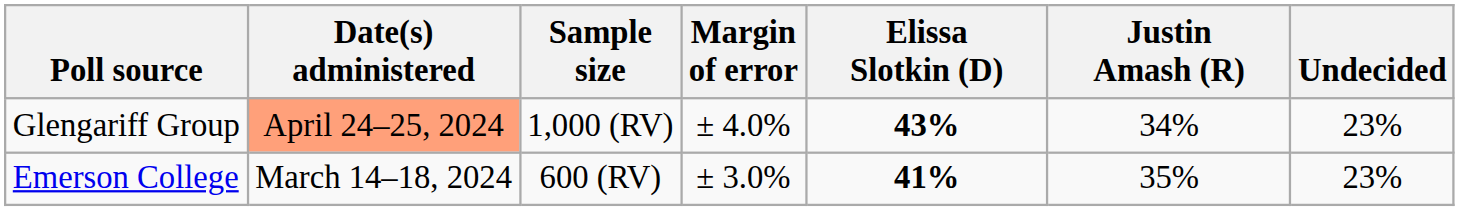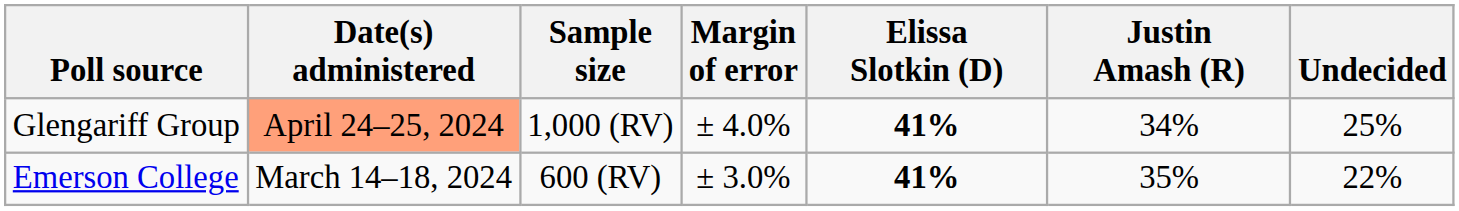(927, 124) 43% -> (927, 124) 41%
(1372, 124) 23% -> (1372, 124) 25%
(1372, 178) 23% -> (1372, 178) 22%
